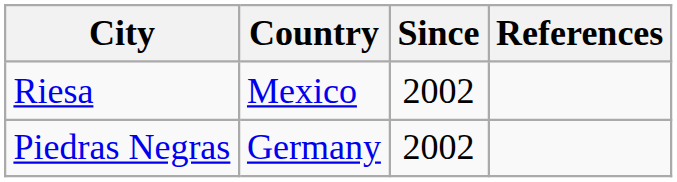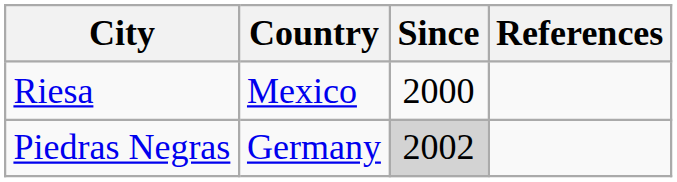(438, 90) 2002 -> (438, 90) 2000
(438, 147) no background -> (438, 147) lightgrey background
